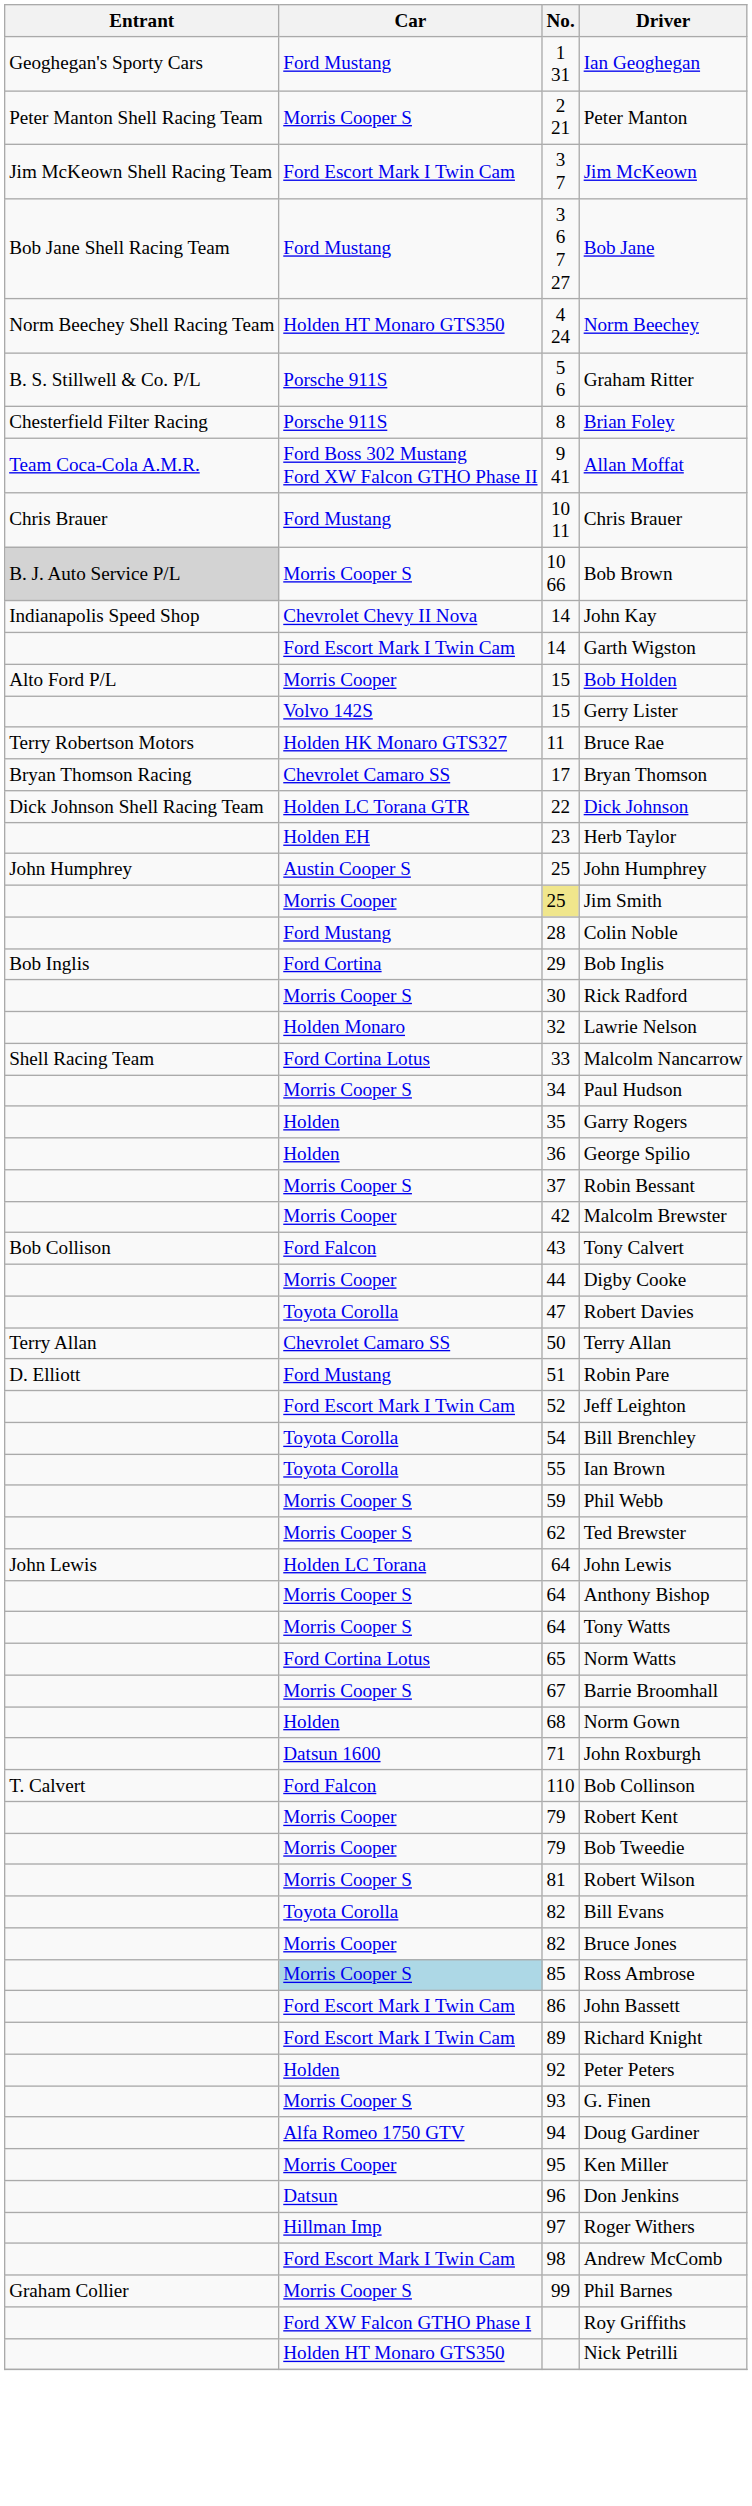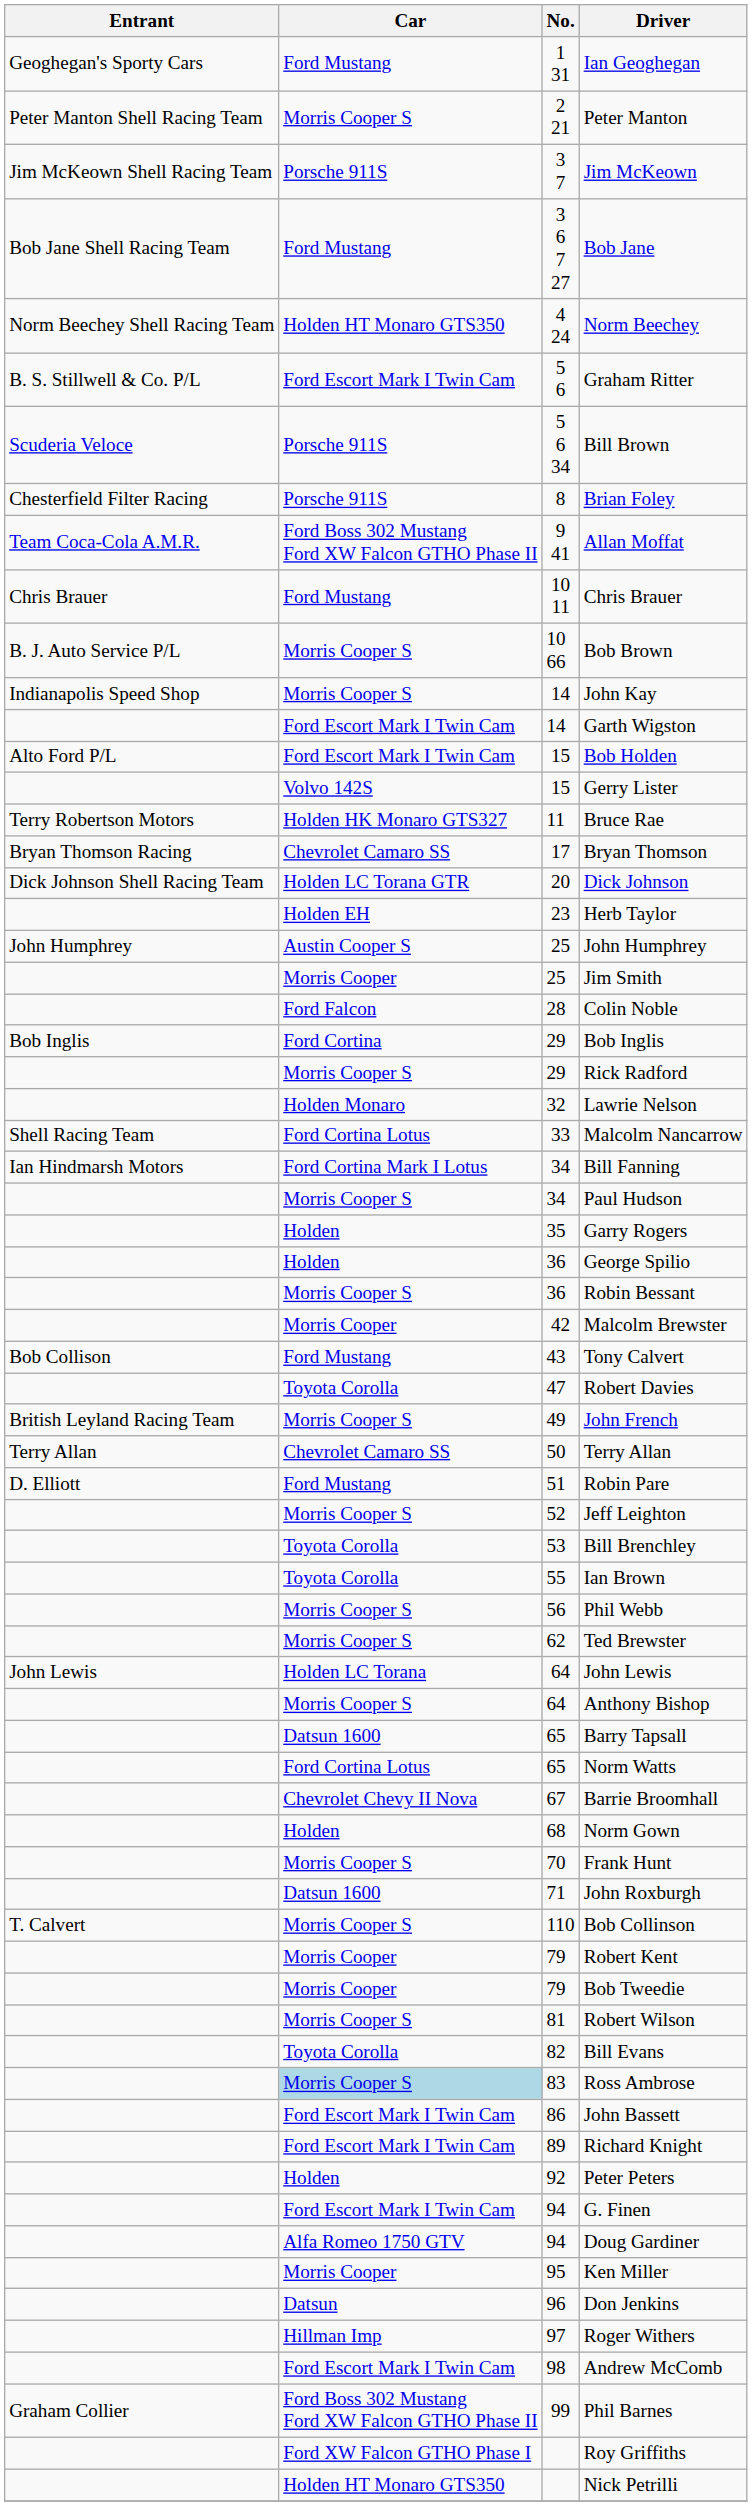(399, 171) Ford Escort Mark I Twin Cam -> (335, 171) Porsche 911S
(335, 379) Porsche 911S -> (399, 379) Ford Escort Mark I Twin Cam
+ row: (626, 445)
(95, 573) lightgrey background -> (95, 650) no background
(380, 616) Chevrolet Chevy II Nova -> (348, 693) Morris Cooper S
(340, 680) Morris Cooper -> (399, 756) Ford Escort Mark I Twin Cam
(561, 806) 22 -> (561, 883) 20
(556, 901) khaki background -> (556, 977) no background
(337, 932) Ford Mustang -> (330, 1009) Ford Falcon
(556, 995) 30 -> (556, 1072) 29
+ row: (632, 1167)
(556, 1185) 37 -> (556, 1293) 36
(330, 1248) Ford Falcon -> (337, 1357) Ford Mustang
- row: (635, 1280)
+ row: (631, 1420)
(399, 1406) Ford Escort Mark I Twin Cam -> (348, 1514) Morris Cooper S
(556, 1438) 54 -> (556, 1546) 53
(556, 1501) 59 -> (556, 1609) 56
- row: (627, 1627)
+ row: (635, 1736)
(348, 1690) Morris Cooper S -> (380, 1799) Chevrolet Chevy II Nova
+ row: (628, 1862)
(330, 1785) Ford Falcon -> (348, 1925) Morris Cooper S
- row: (630, 1943)
(556, 1975) 85 -> (556, 2083) 83
(348, 2101) Morris Cooper S -> (399, 2209) Ford Escort Mark I Twin Cam
(556, 2101) 93 -> (556, 2209) 94
(348, 2290) Morris Cooper S -> (410, 2410) Ford Boss 302 Mustang Ford XW Falcon GTHO Phase II
